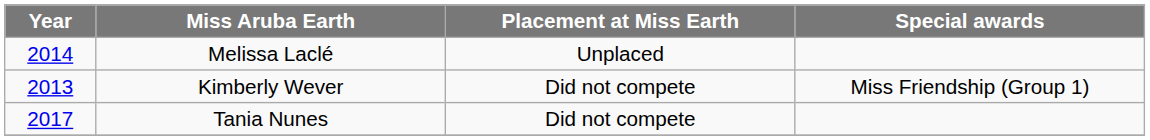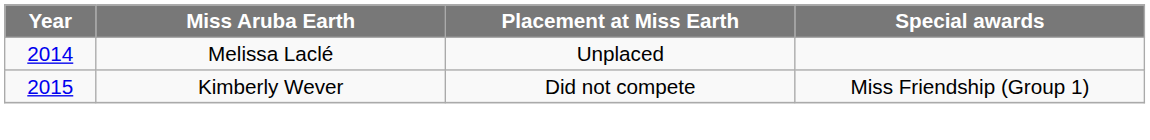(50, 87) 2013 -> (50, 87) 2015
- row: (271, 119)
